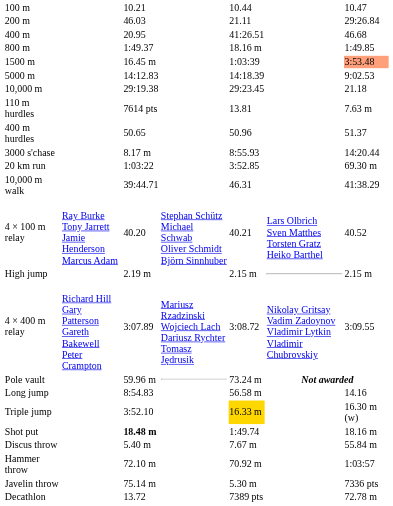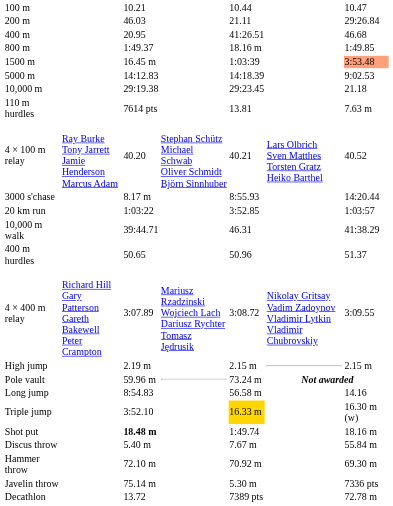rows swapped: (19, 133) <-> (25, 232)
(361, 166) 69.30 m -> (360, 210) 1:03:57
rows swapped: (25, 326) <-> (26, 274)
(360, 464) 1:03:57 -> (361, 464) 69.30 m
